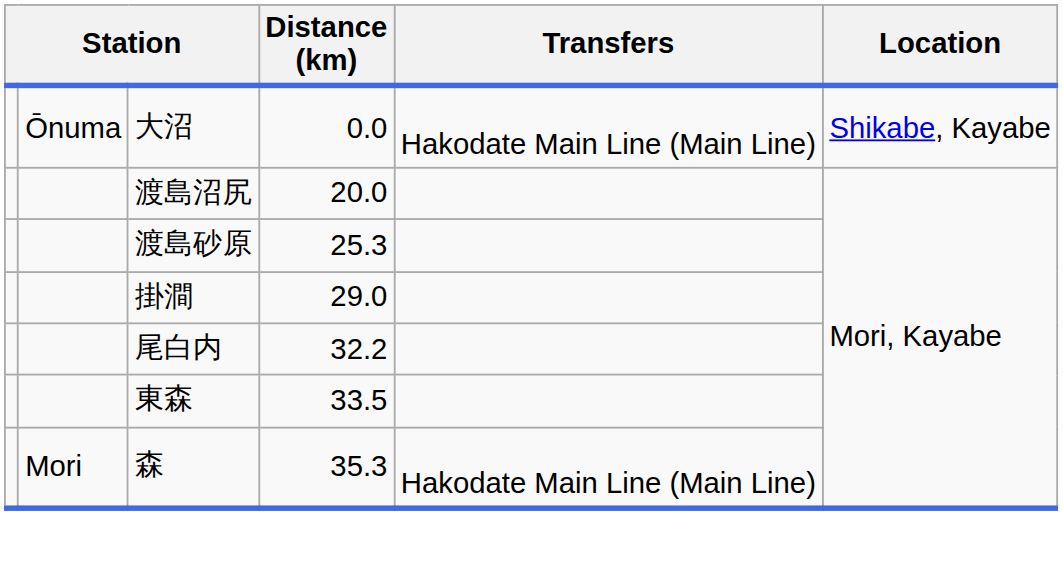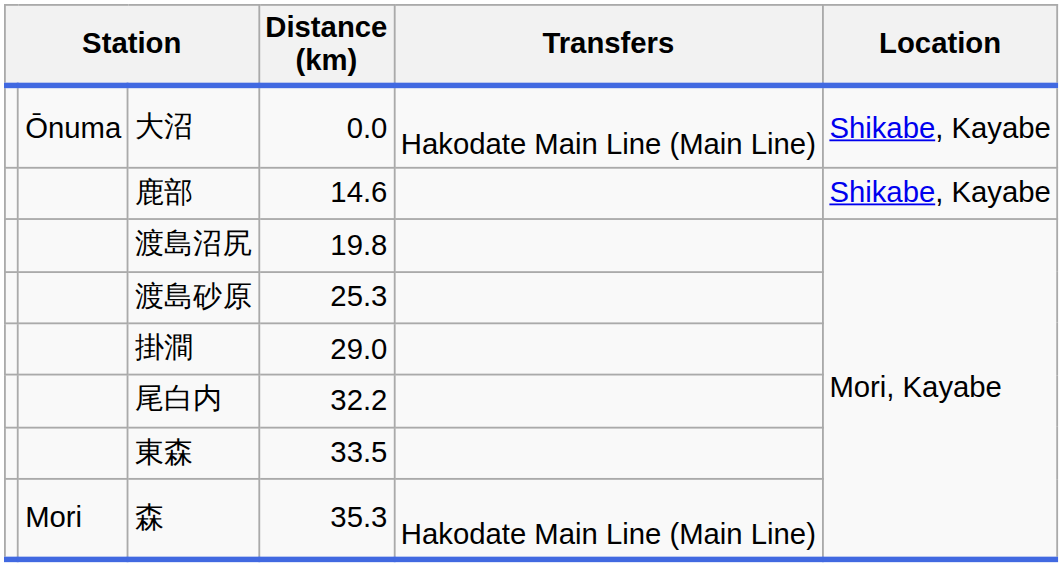+ row: (164, 191)
(359, 192) 20.0 -> (359, 244) 19.8
